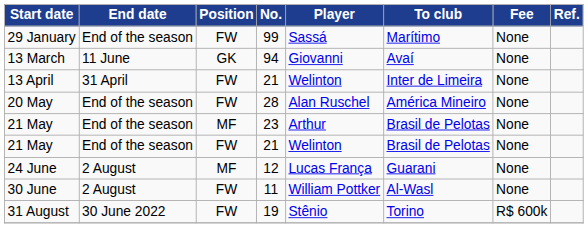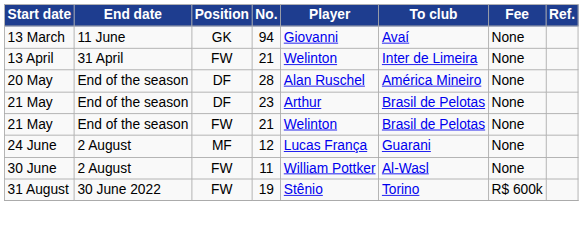- row: (42, 37)
(226, 102) FW -> (222, 80) DF
(226, 124) MF -> (222, 102) DF
